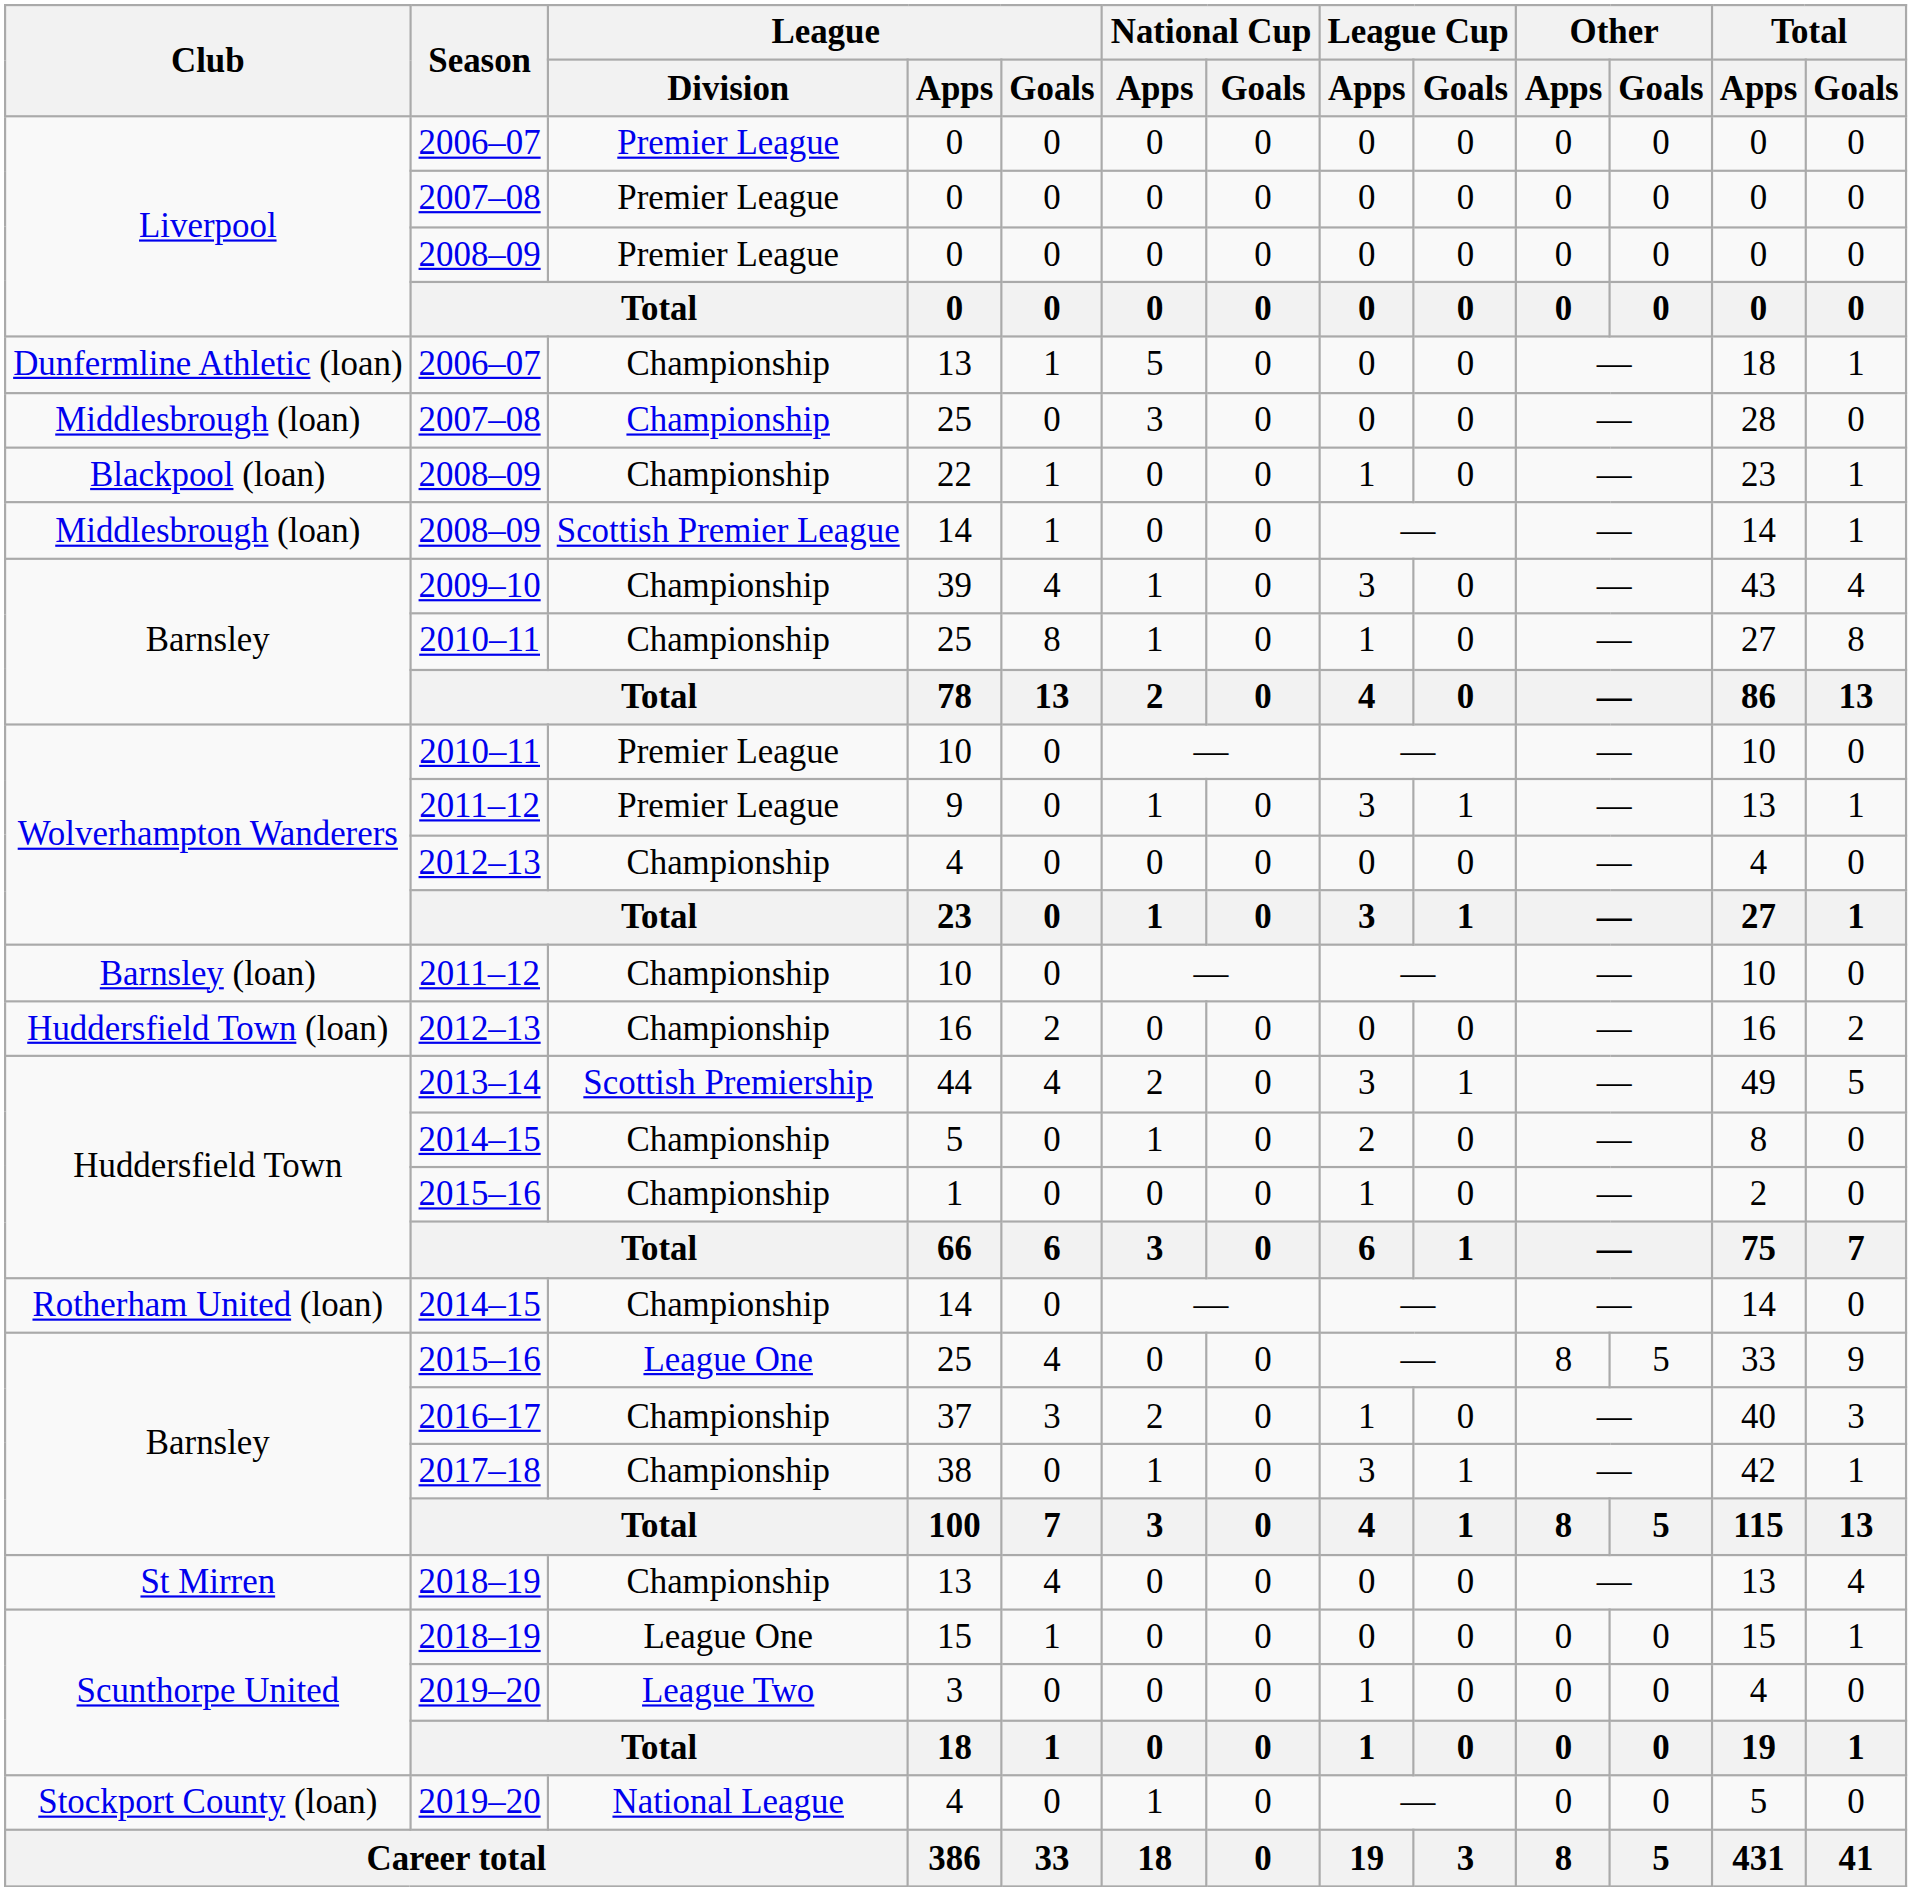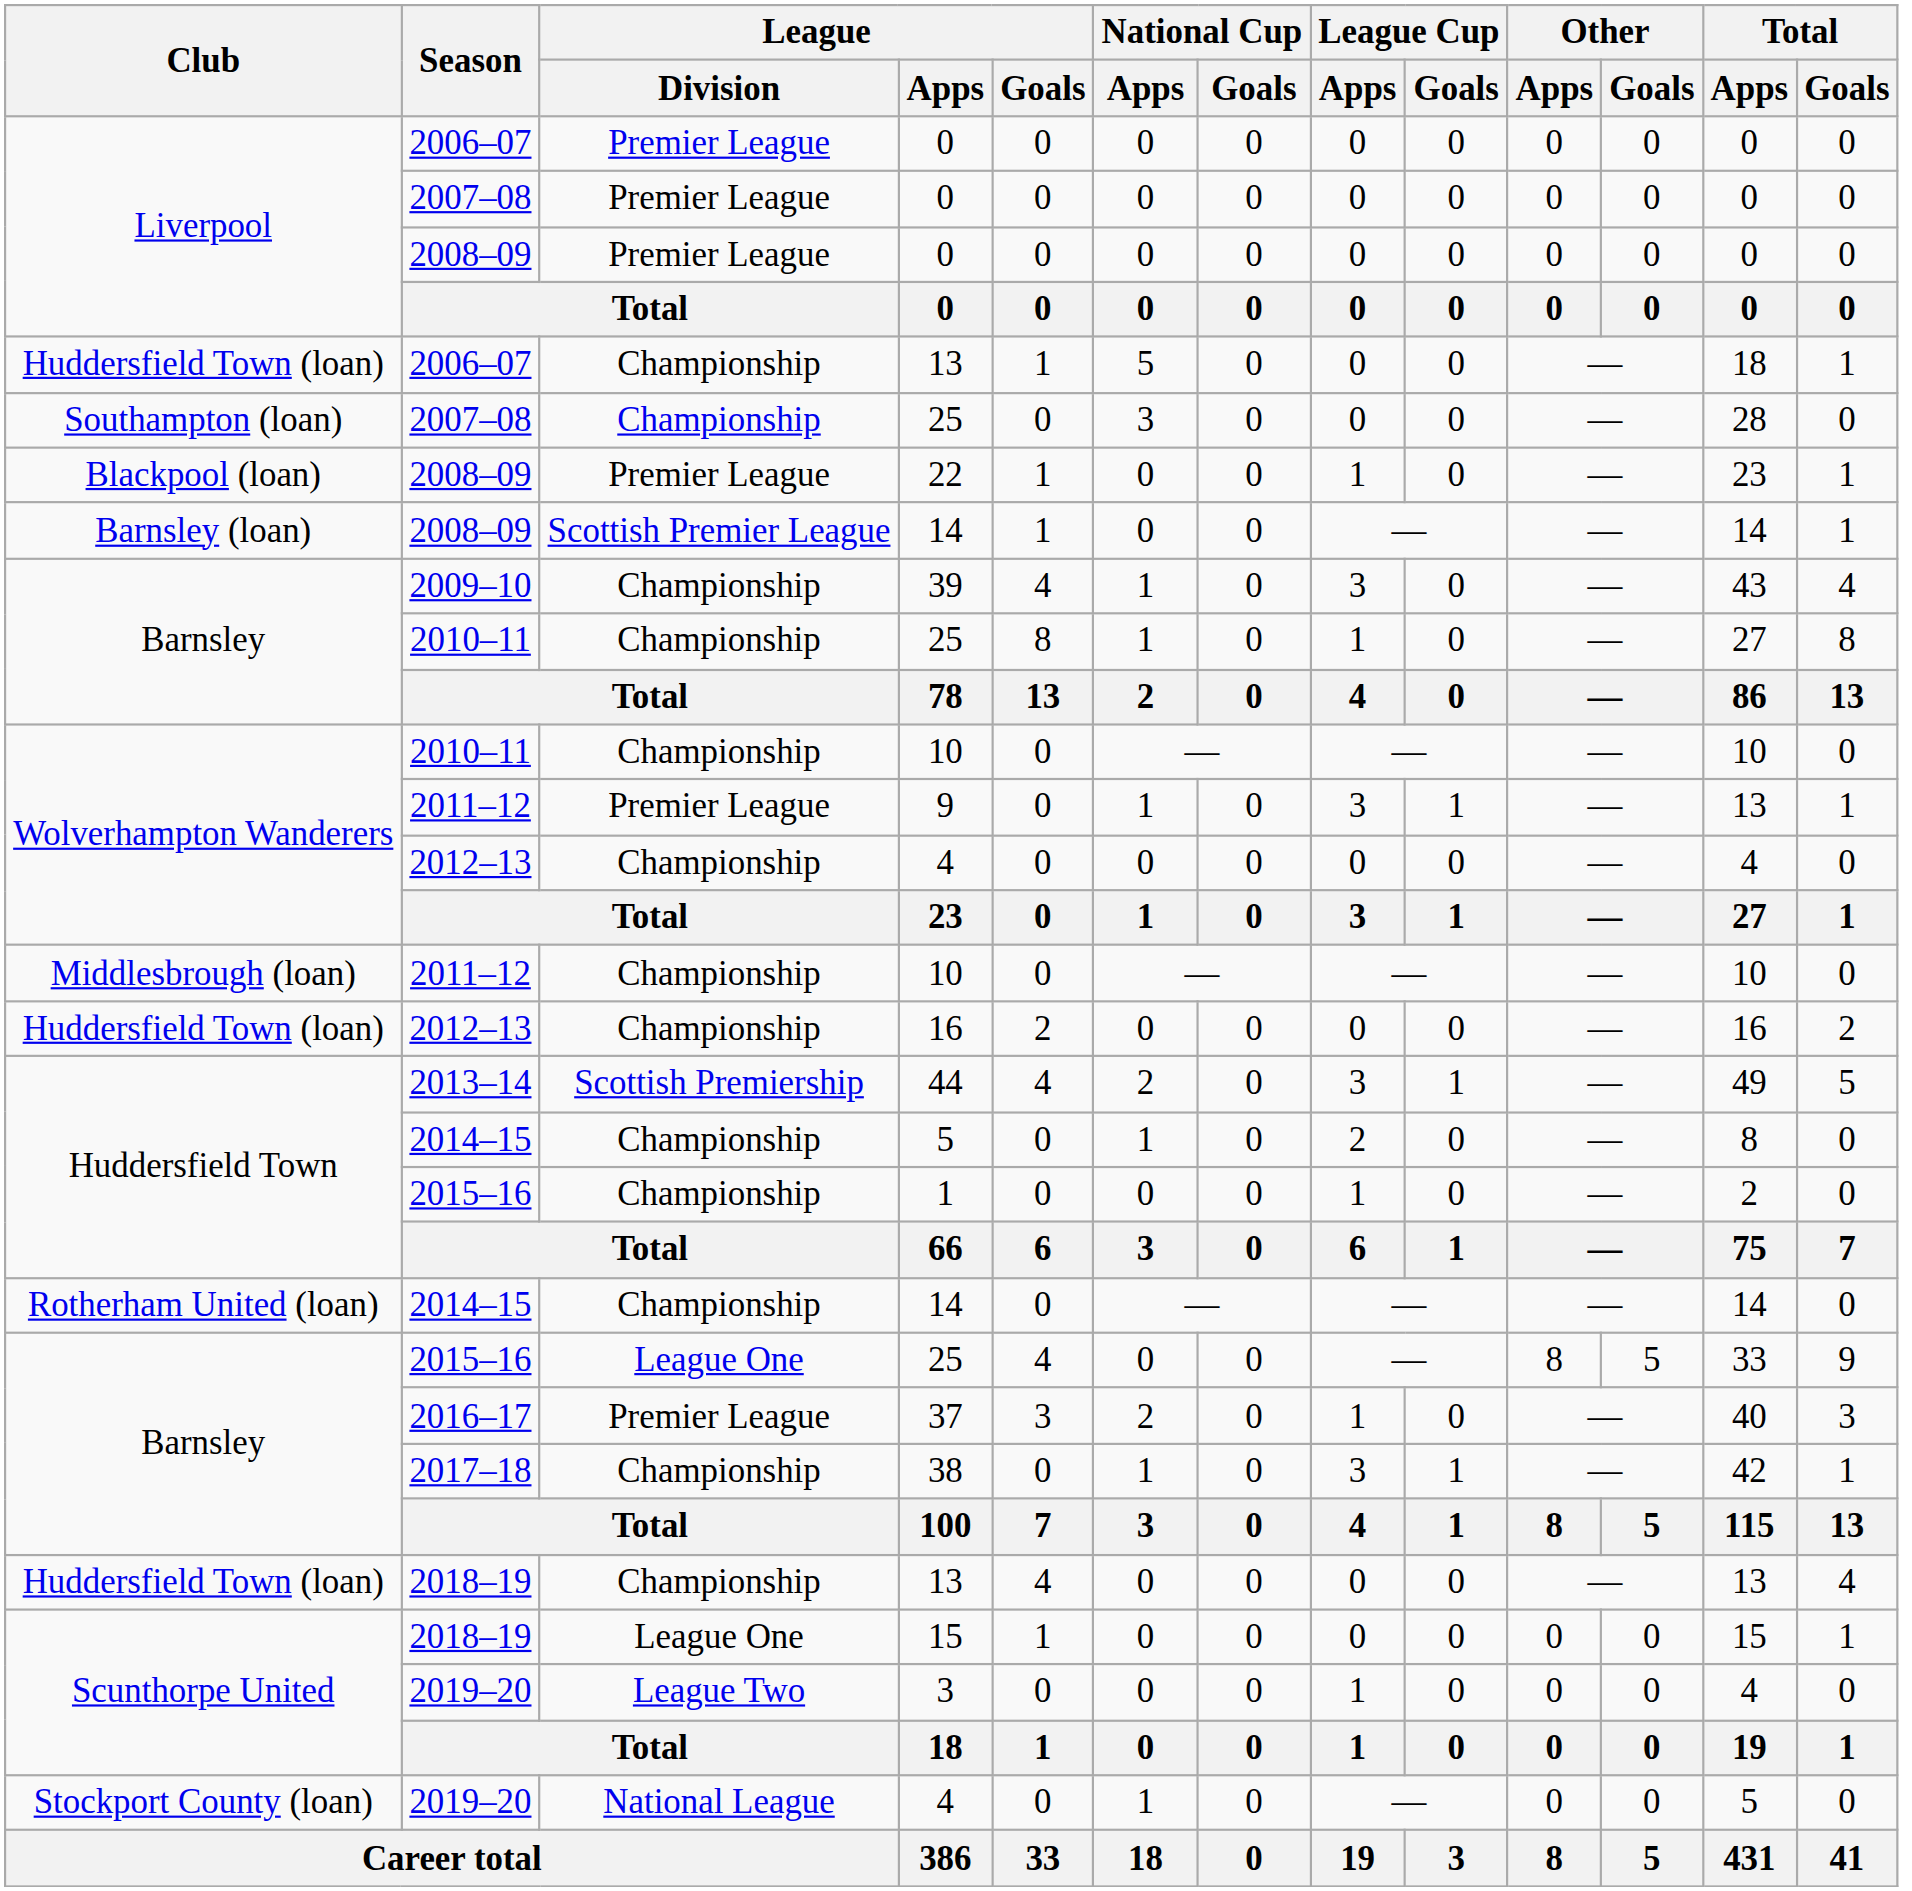(208, 364) Dunfermline Athletic (loan) -> (203, 364) Huddersfield Town (loan)
(208, 419) Middlesbrough (loan) -> (203, 419) Southampton (loan)
(728, 474) Championship -> (719, 474) Premier League
(208, 530) Middlesbrough (loan) -> (203, 530) Barnsley (loan)
(728, 751) Premier League -> (719, 751) Championship
(208, 972) Barnsley (loan) -> (203, 972) Middlesbrough (loan)
(728, 1415) Championship -> (719, 1415) Premier League
(208, 1581) St Mirren -> (203, 1581) Huddersfield Town (loan)
